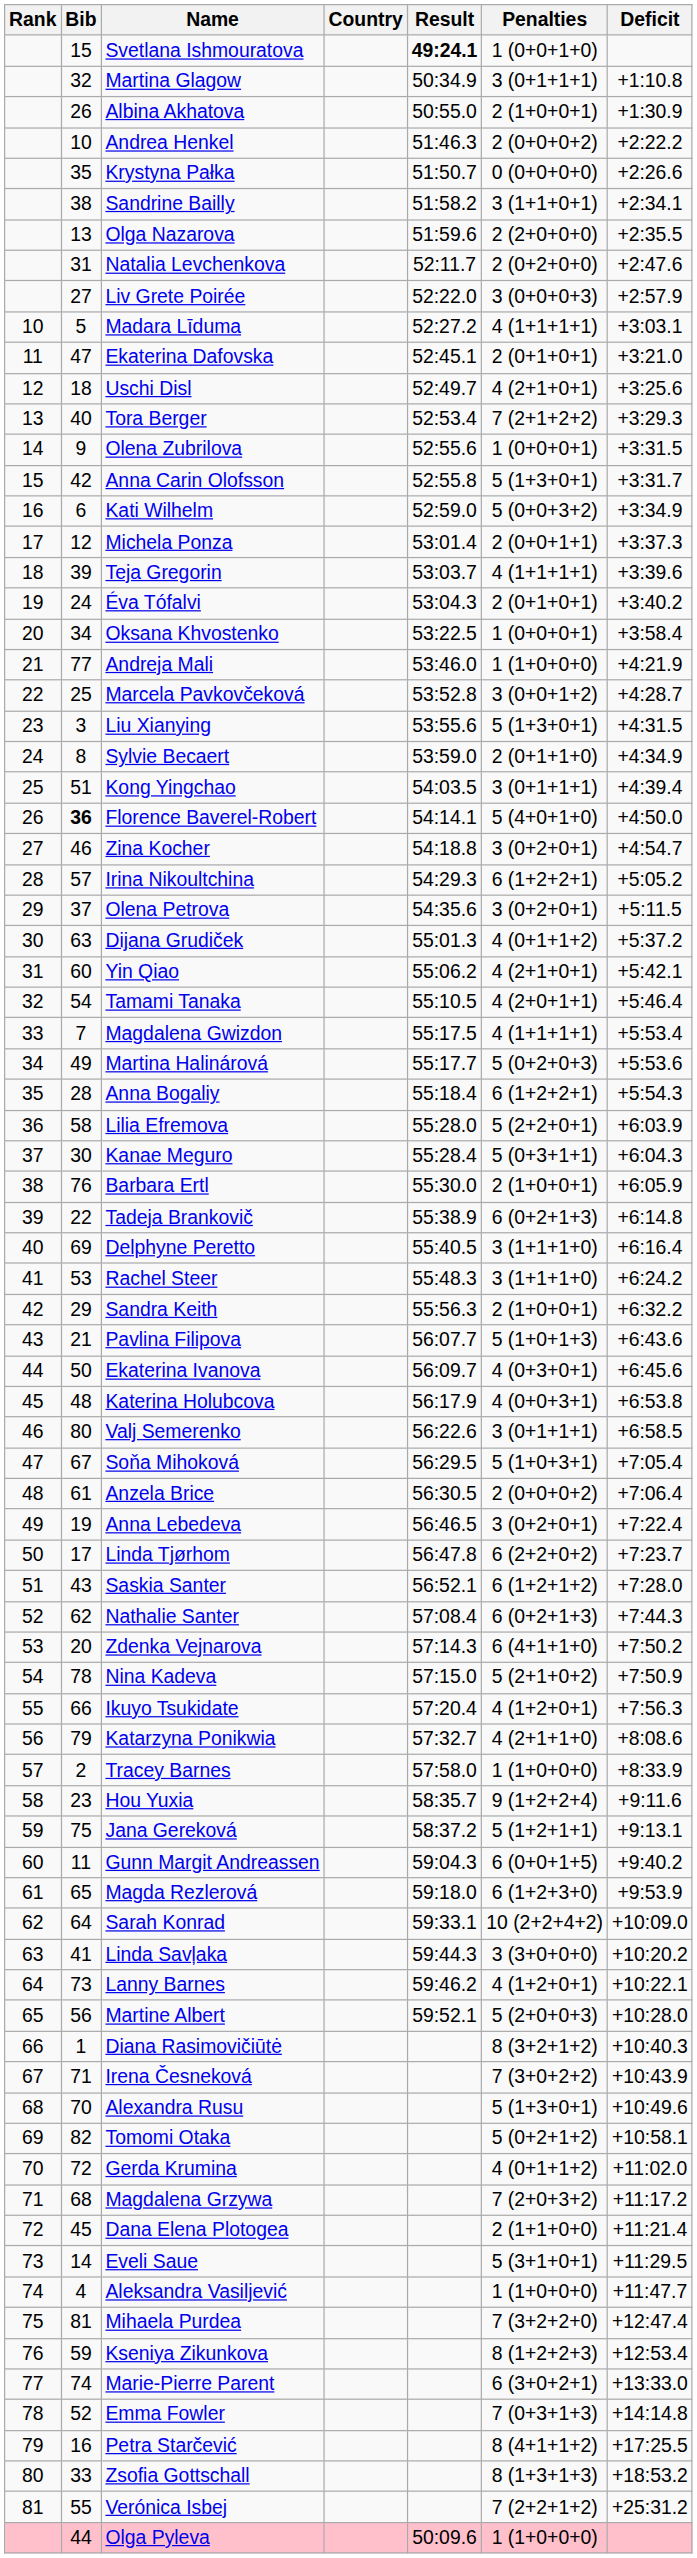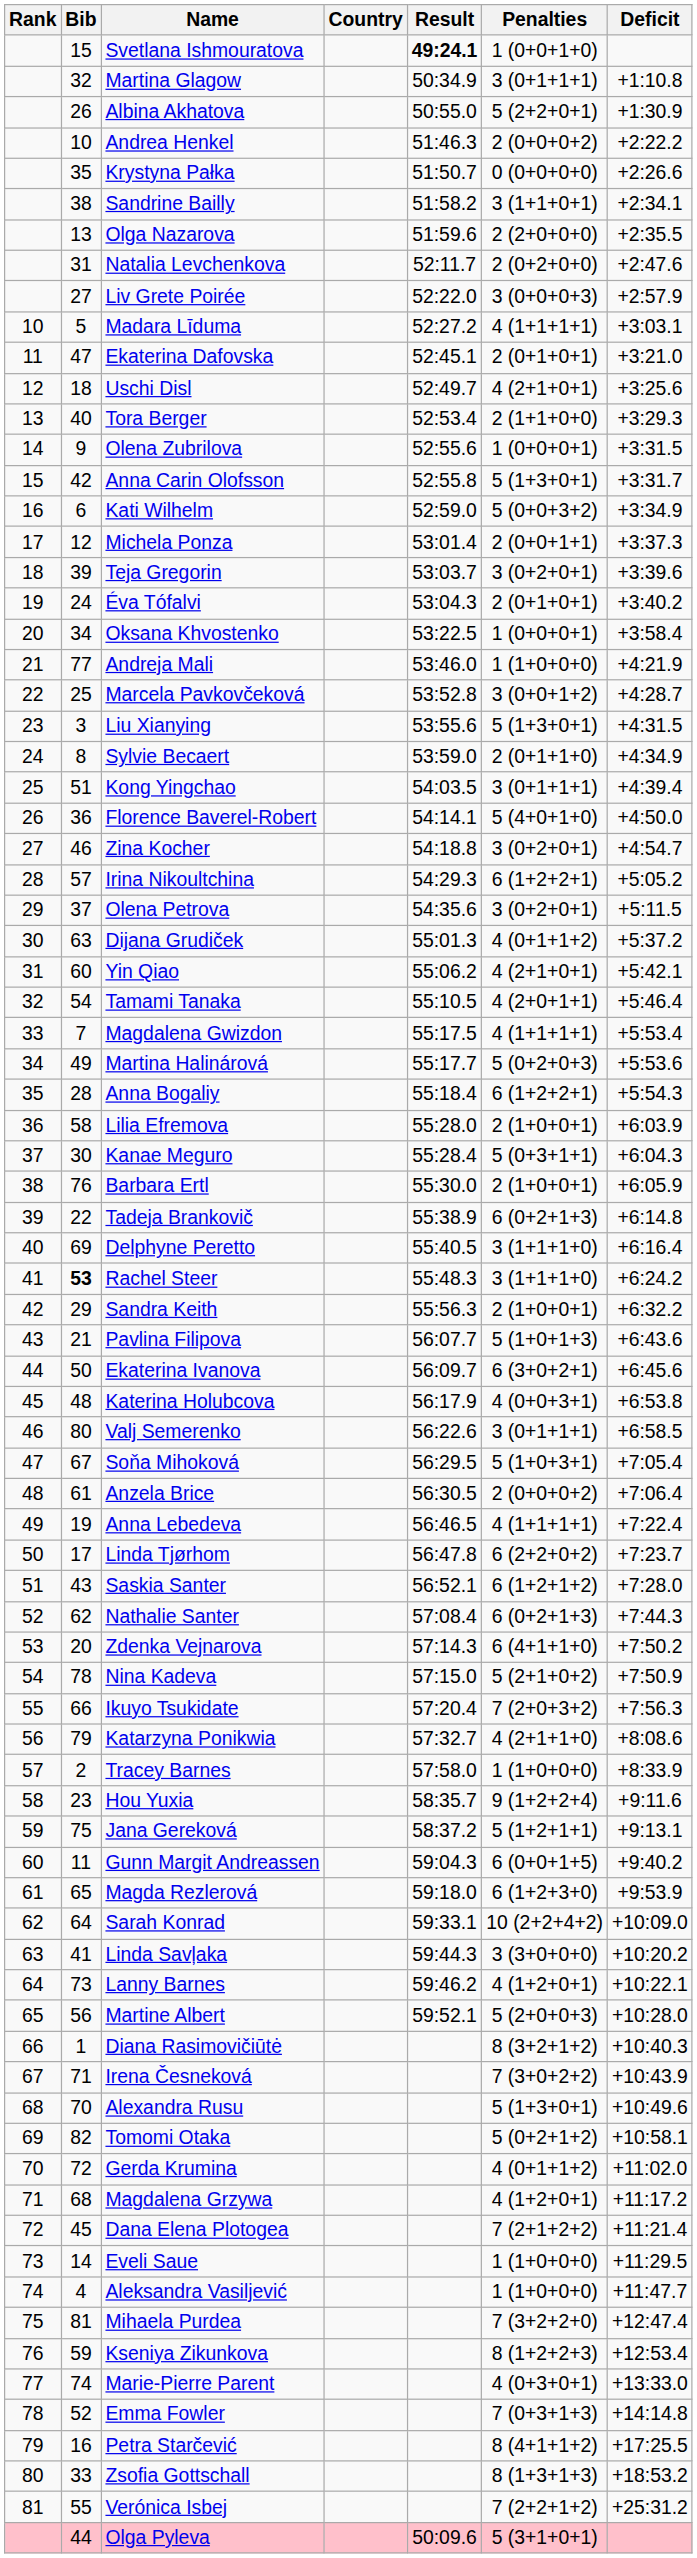(545, 111) 2 (1+0+0+1) -> (545, 111) 5 (2+2+0+1)
(545, 419) 7 (2+1+2+2) -> (545, 419) 2 (1+1+0+0)
(545, 572) 4 (1+1+1+1) -> (545, 572) 3 (0+2+0+1)
(81, 818) bold -> (81, 818) normal
(545, 1125) 5 (2+2+0+1) -> (545, 1125) 2 (1+0+0+1)
(81, 1278) normal -> (81, 1278) bold
(545, 1370) 4 (0+3+0+1) -> (545, 1370) 6 (3+0+2+1)
(545, 1524) 3 (0+2+0+1) -> (545, 1524) 4 (1+1+1+1)
(545, 1708) 4 (1+2+0+1) -> (545, 1708) 7 (2+0+3+2)
(545, 2199) 7 (2+0+3+2) -> (545, 2199) 4 (1+2+0+1)
(545, 2230) 2 (1+1+0+0) -> (545, 2230) 7 (2+1+2+2)
(545, 2261) 5 (3+1+0+1) -> (545, 2261) 1 (1+0+0+0)
(545, 2384) 6 (3+0+2+1) -> (545, 2384) 4 (0+3+0+1)
(545, 2537) 1 (1+0+0+0) -> (545, 2537) 5 (3+1+0+1)
